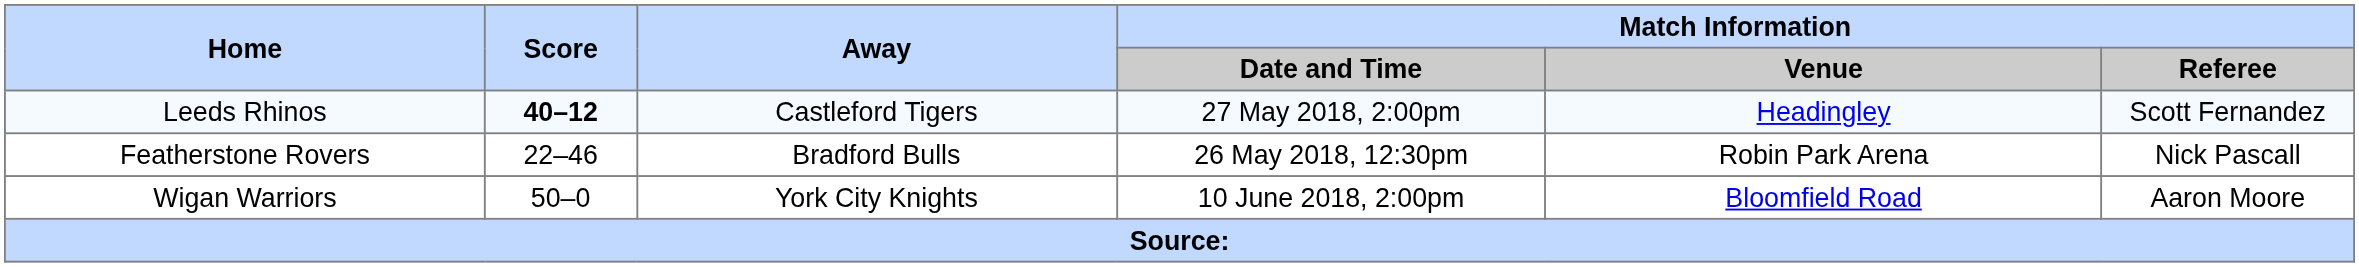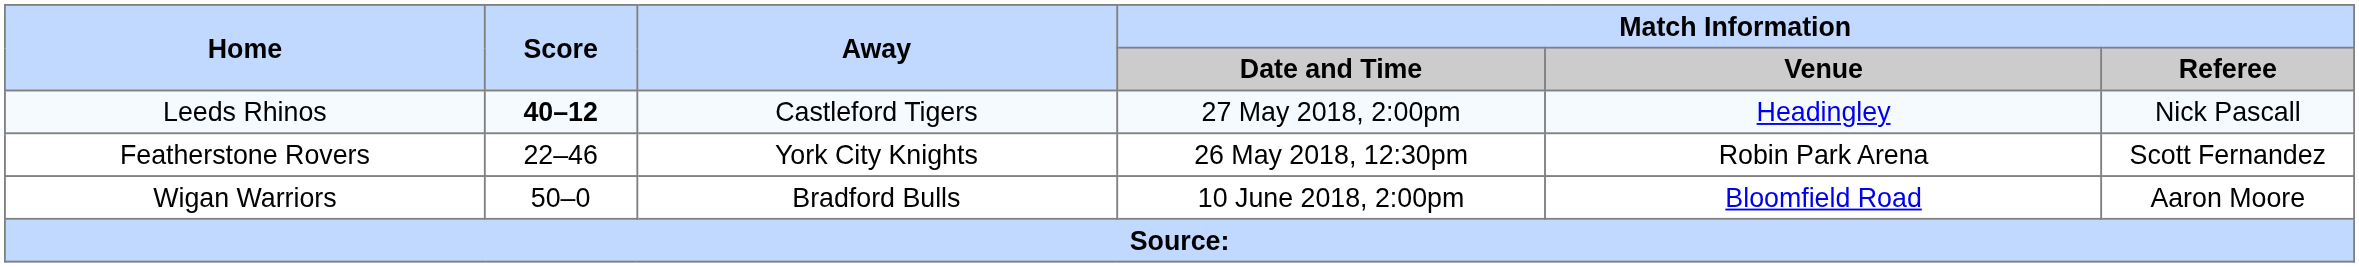(2228, 112) Scott Fernandez -> (2228, 112) Nick Pascall
(876, 155) Bradford Bulls -> (876, 155) York City Knights
(2228, 155) Nick Pascall -> (2228, 155) Scott Fernandez
(876, 197) York City Knights -> (876, 197) Bradford Bulls
